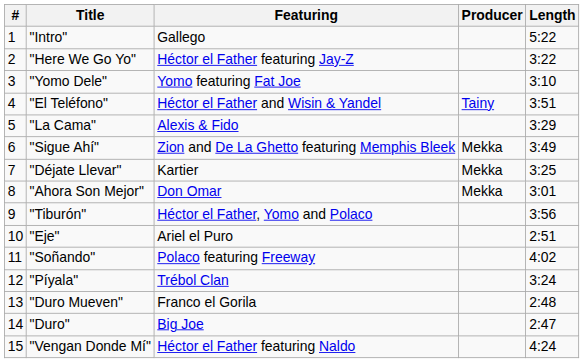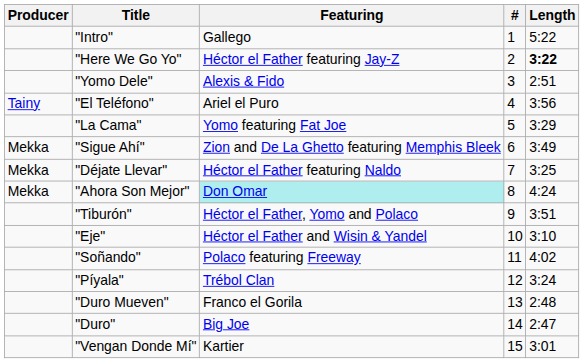columns swapped: (15, 15) <-> (492, 15)
(543, 59) normal -> (543, 59) bold
(229, 81) Yomo featuring Fat Joe -> (244, 81) Alexis & Fido
(543, 81) 3:10 -> (543, 81) 2:51
(269, 103) Héctor el Father and Wisin & Yandel -> (241, 103) Ariel el Puro
(543, 103) 3:51 -> (543, 103) 3:56
(198, 125) Alexis & Fido -> (275, 125) Yomo featuring Fat Joe
(178, 170) Kartier -> (302, 170) Héctor el Father featuring Naldo
(189, 192) no background -> (235, 192) paleturquoise background
(543, 192) 3:01 -> (543, 192) 4:24
(543, 214) 3:56 -> (543, 214) 3:51
(195, 236) Ariel el Puro -> (315, 236) Héctor el Father and Wisin & Yandel
(543, 236) 2:51 -> (543, 236) 3:10
(256, 346) Héctor el Father featuring Naldo -> (223, 346) Kartier
(543, 346) 4:24 -> (543, 346) 3:01
